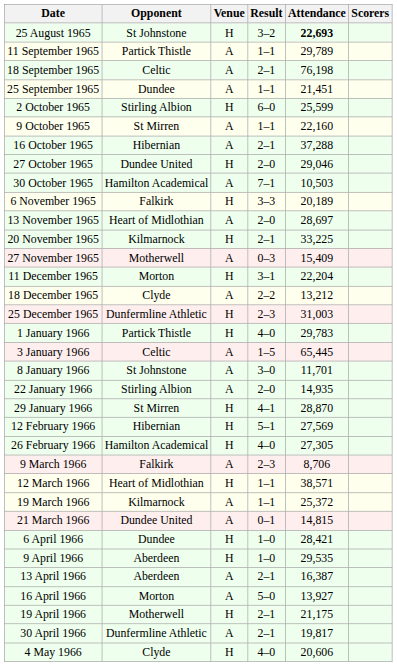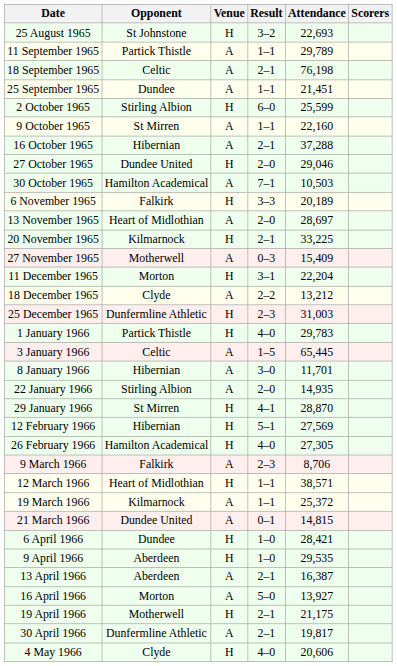(317, 32) bold -> (317, 32) normal
(156, 370) St Johnstone -> (156, 370) Hibernian
